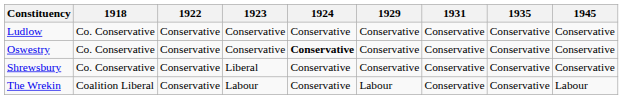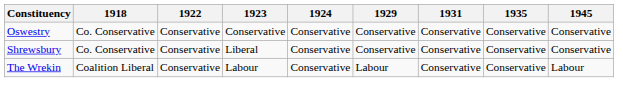- row: (25, 31)
(322, 49) bold -> (320, 31) normal
